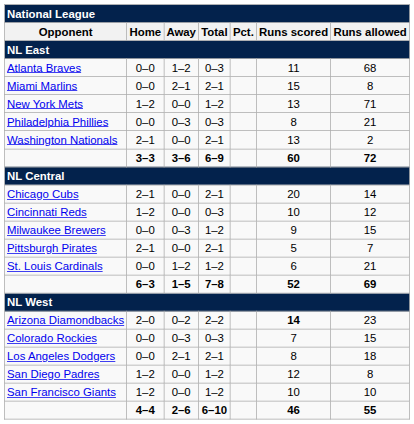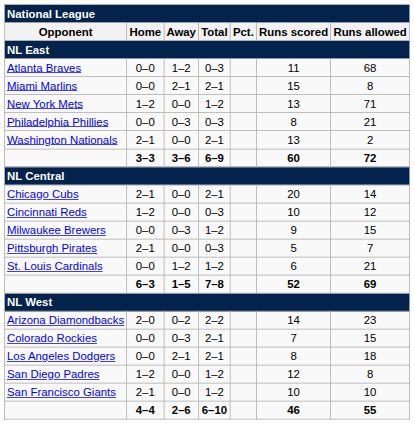(214, 248) 2–1 -> (214, 248) 0–3
(294, 320) bold -> (294, 320) normal
(214, 338) 0–3 -> (214, 338) 2–1
(145, 393) 1–2 -> (145, 393) 2–1
